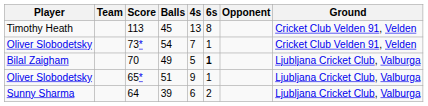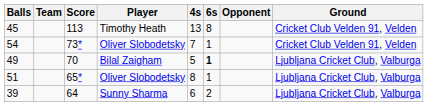columns swapped: (49, 12) <-> (173, 12)
(193, 77) 9 -> (193, 77) 8
